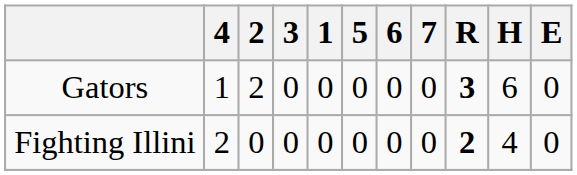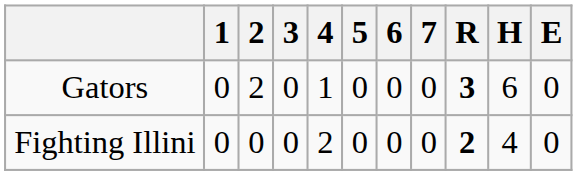columns swapped: (325, 32) <-> (222, 32)
